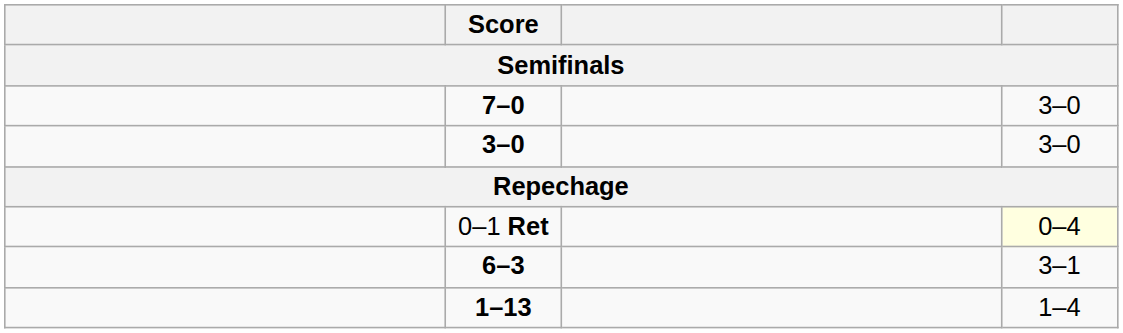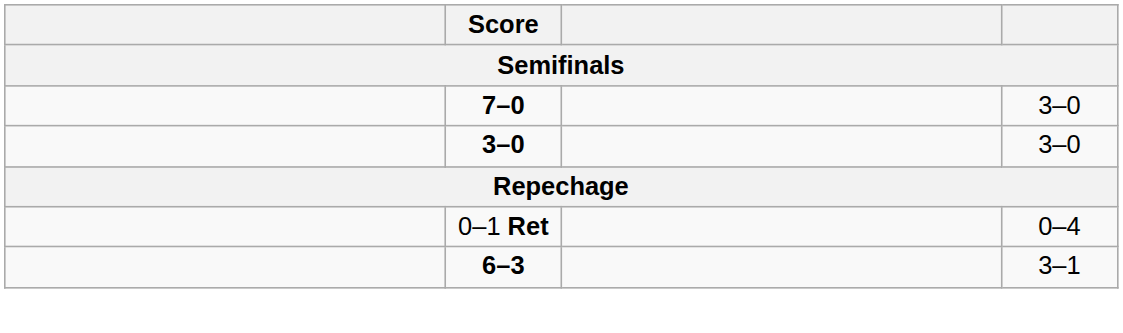(1059, 226) lightyellow background -> (1059, 226) no background
- row: (503, 307)
